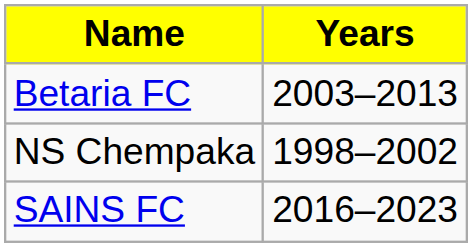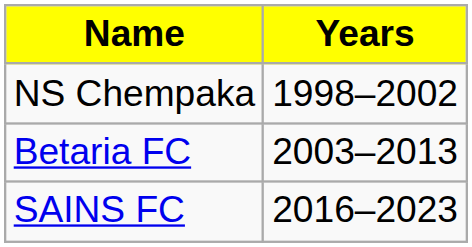rows swapped: (134, 151) <-> (102, 92)
